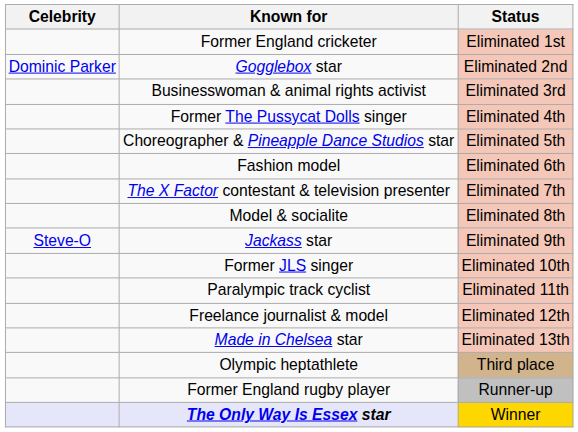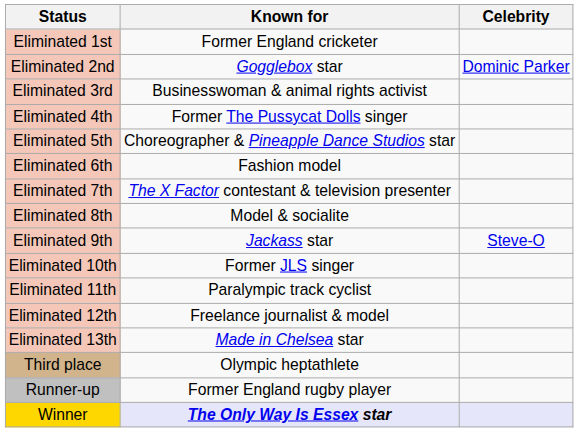columns swapped: (62, 16) <-> (516, 16)
